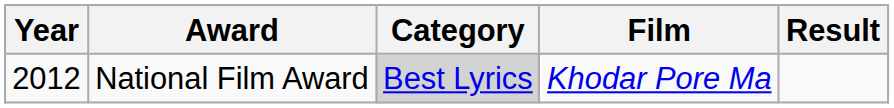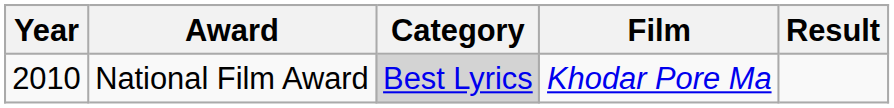(46, 78) 2012 -> (46, 78) 2010
